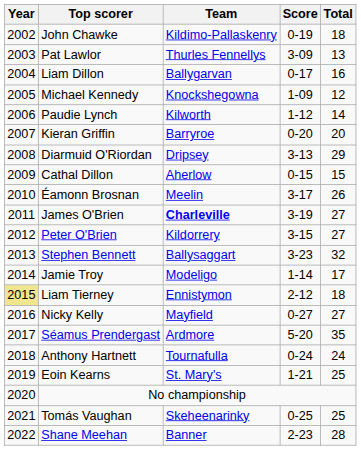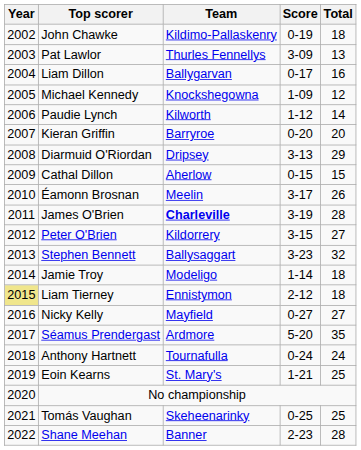(338, 214) 27 -> (338, 214) 28
(338, 275) 17 -> (338, 275) 18
